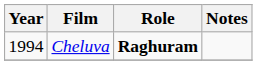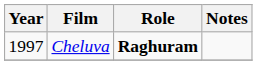(26, 45) 1994 -> (26, 45) 1997
